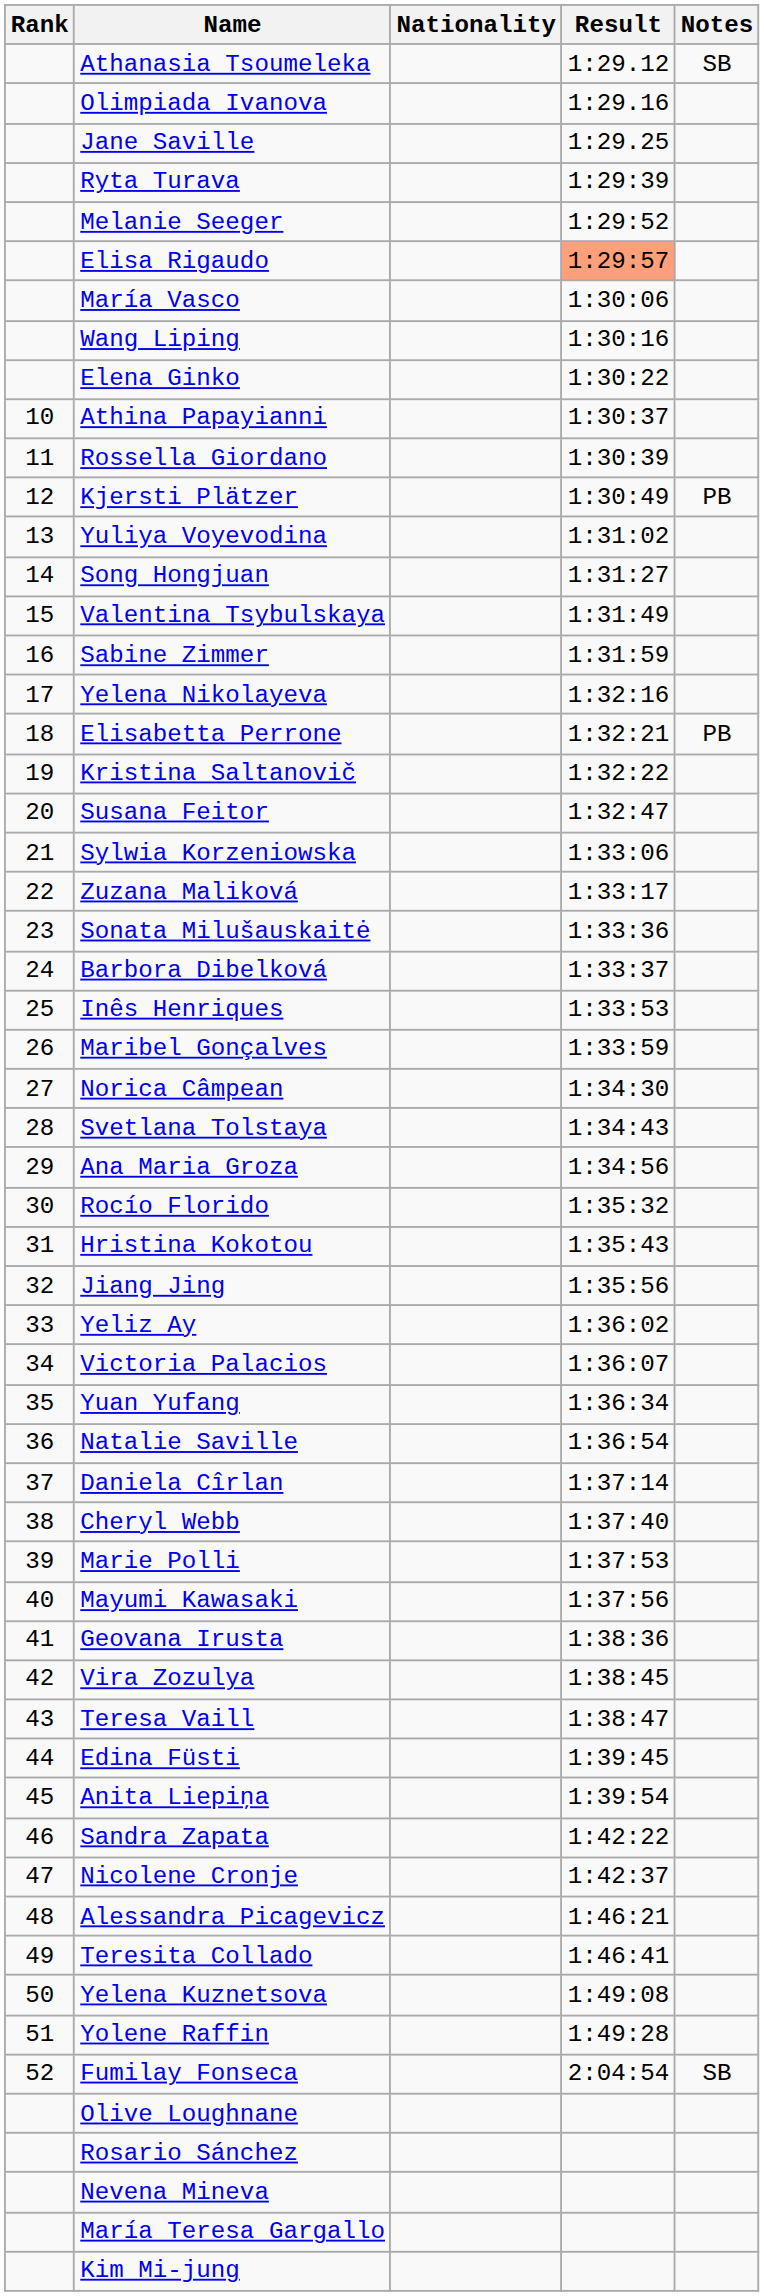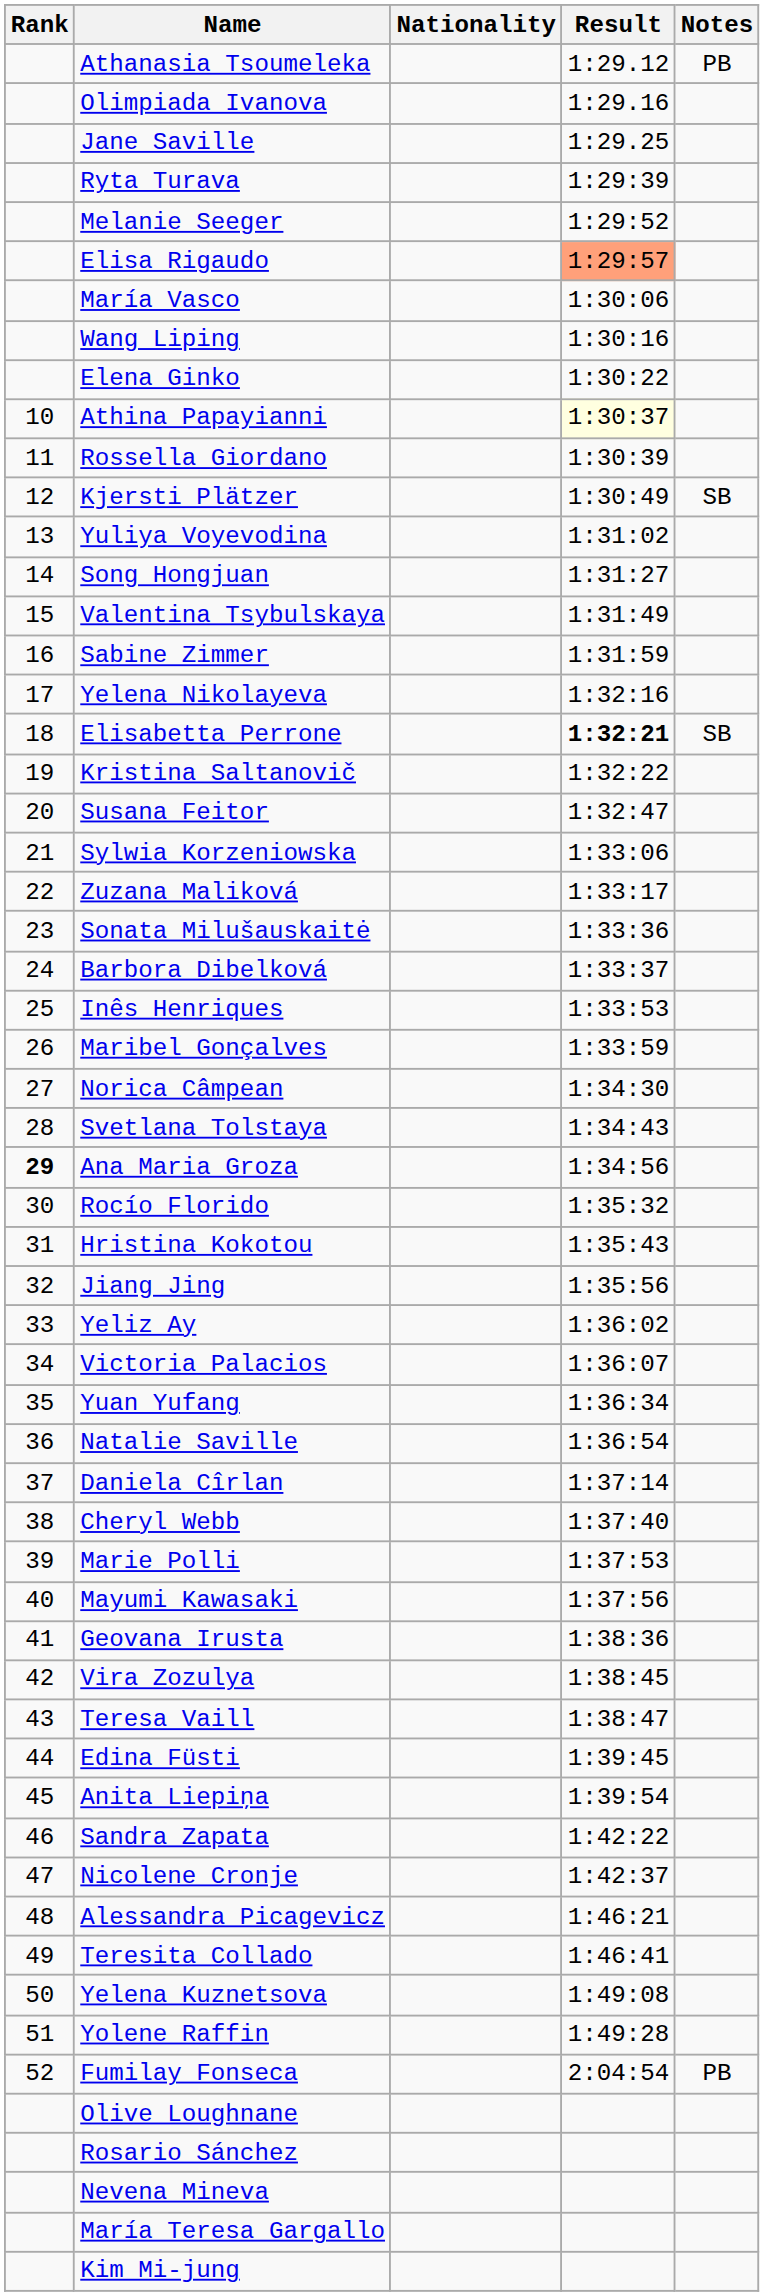(717, 64) SB -> (717, 64) PB
(618, 419) no background -> (618, 419) lightyellow background
(717, 498) PB -> (717, 498) SB
(618, 734) normal -> (618, 734) bold
(717, 734) PB -> (717, 734) SB
(40, 1167) normal -> (40, 1167) bold
(717, 2074) SB -> (717, 2074) PB
